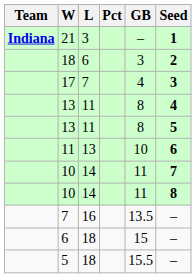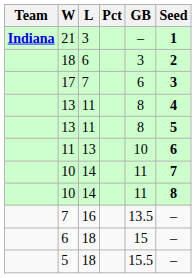(141, 82) 4 -> (141, 82) 6
